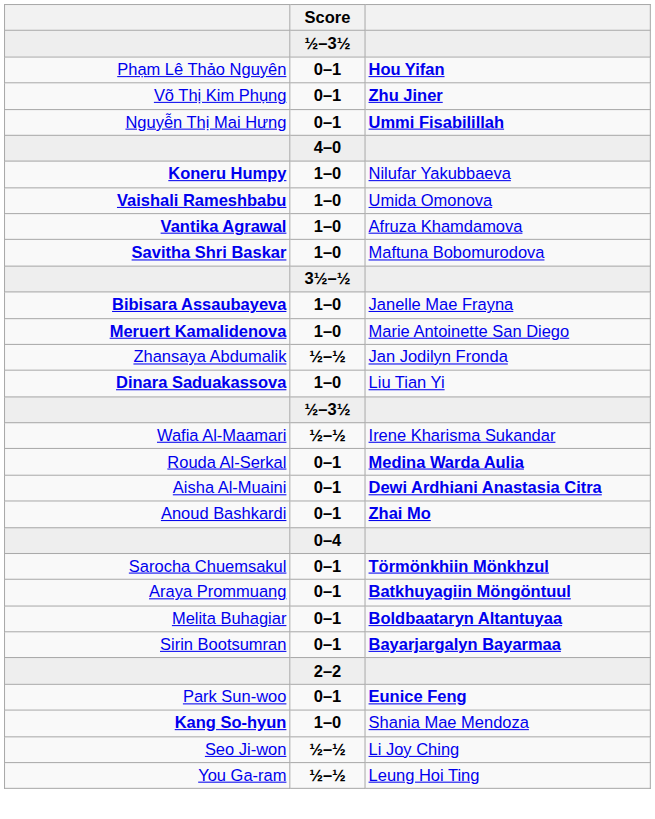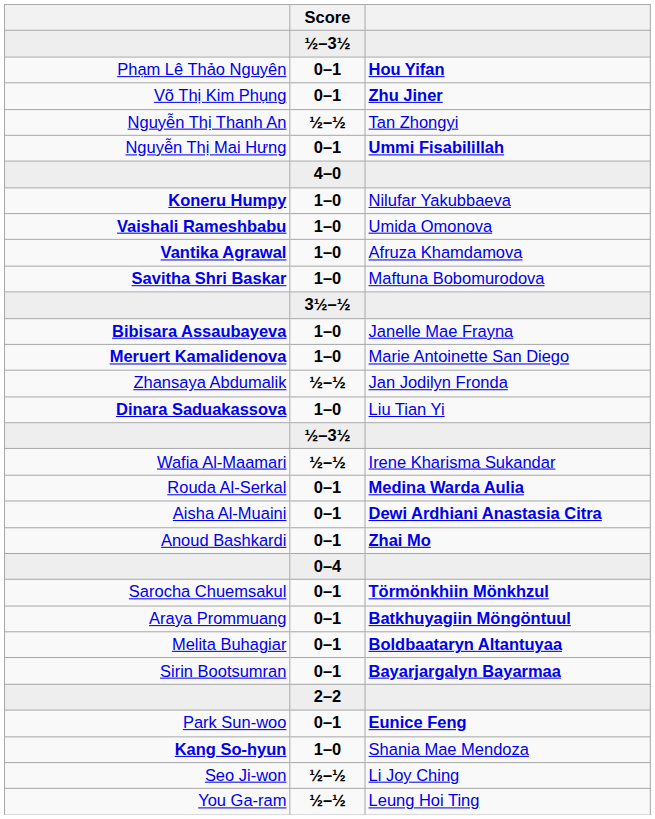+ row: (207, 122)
